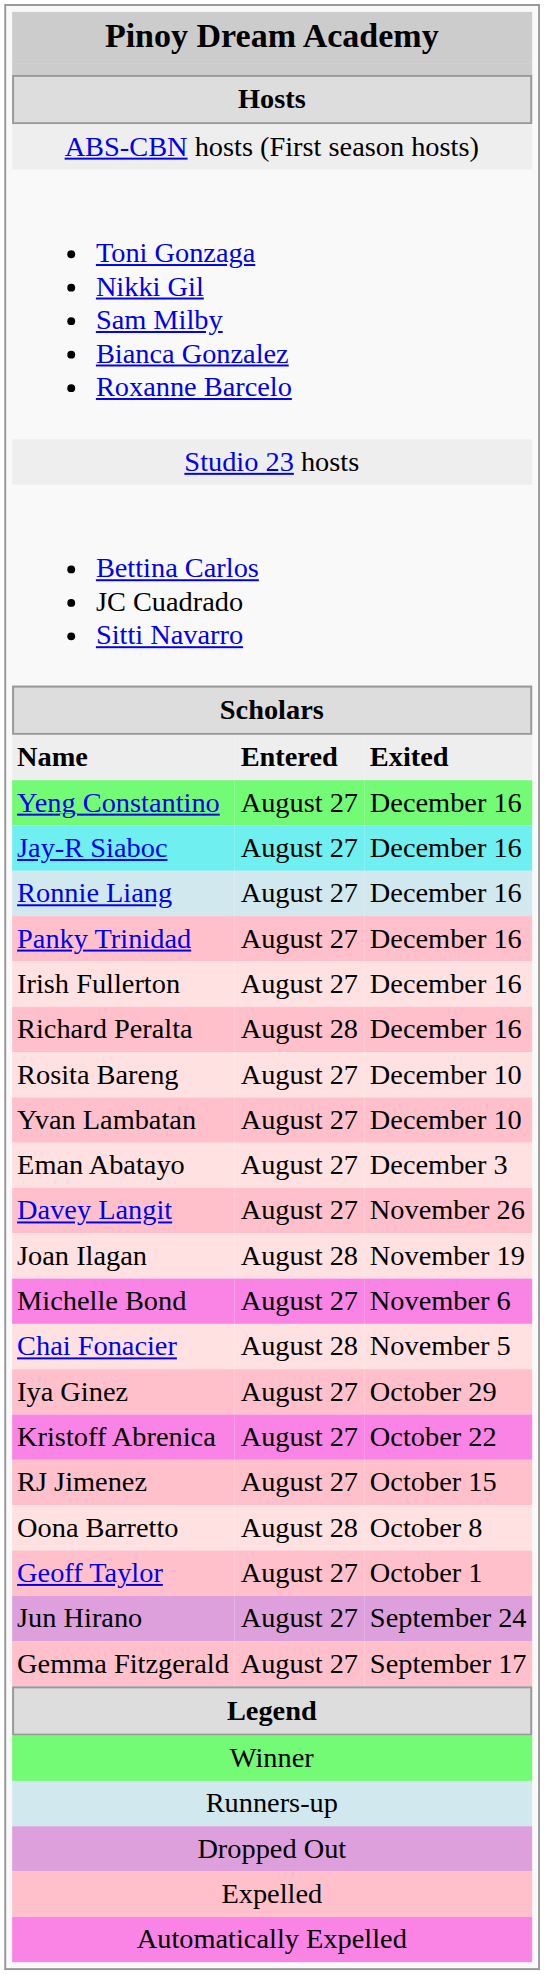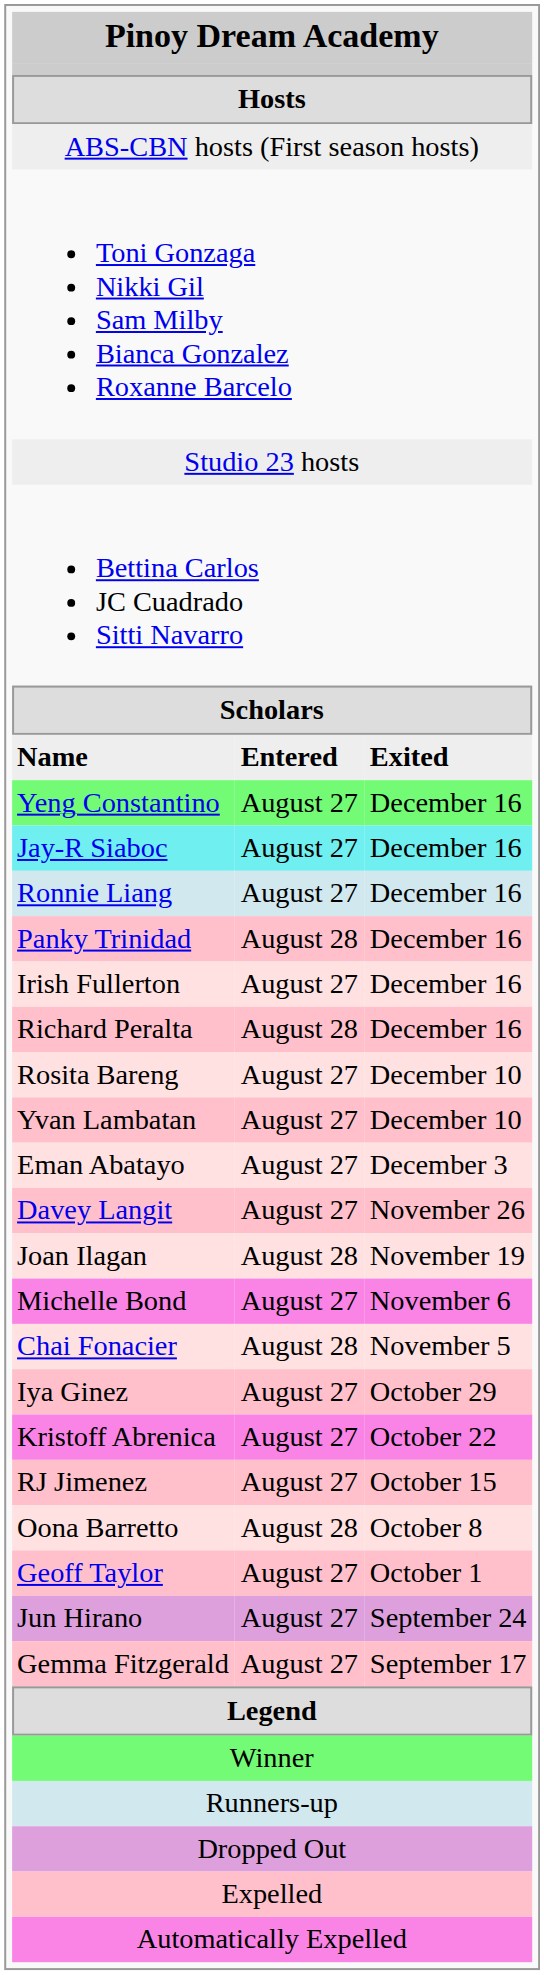(299, 939) August 27 -> (299, 939) August 28
